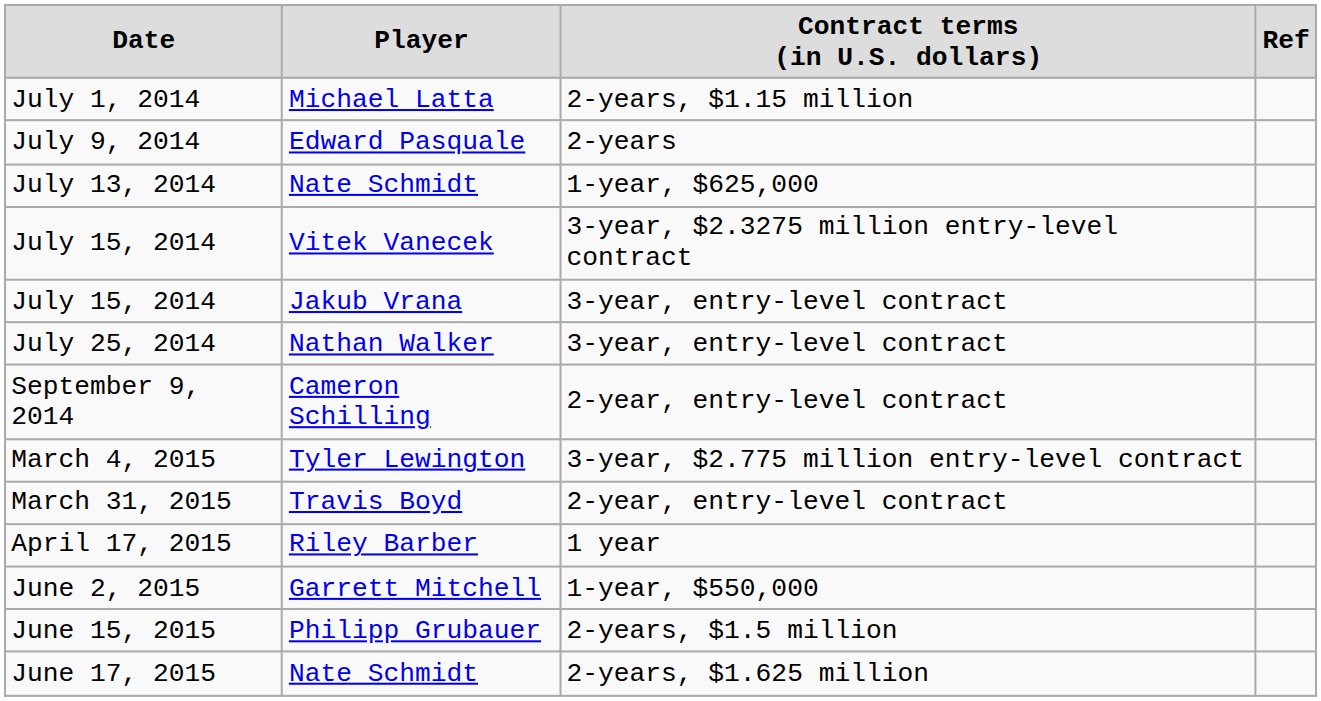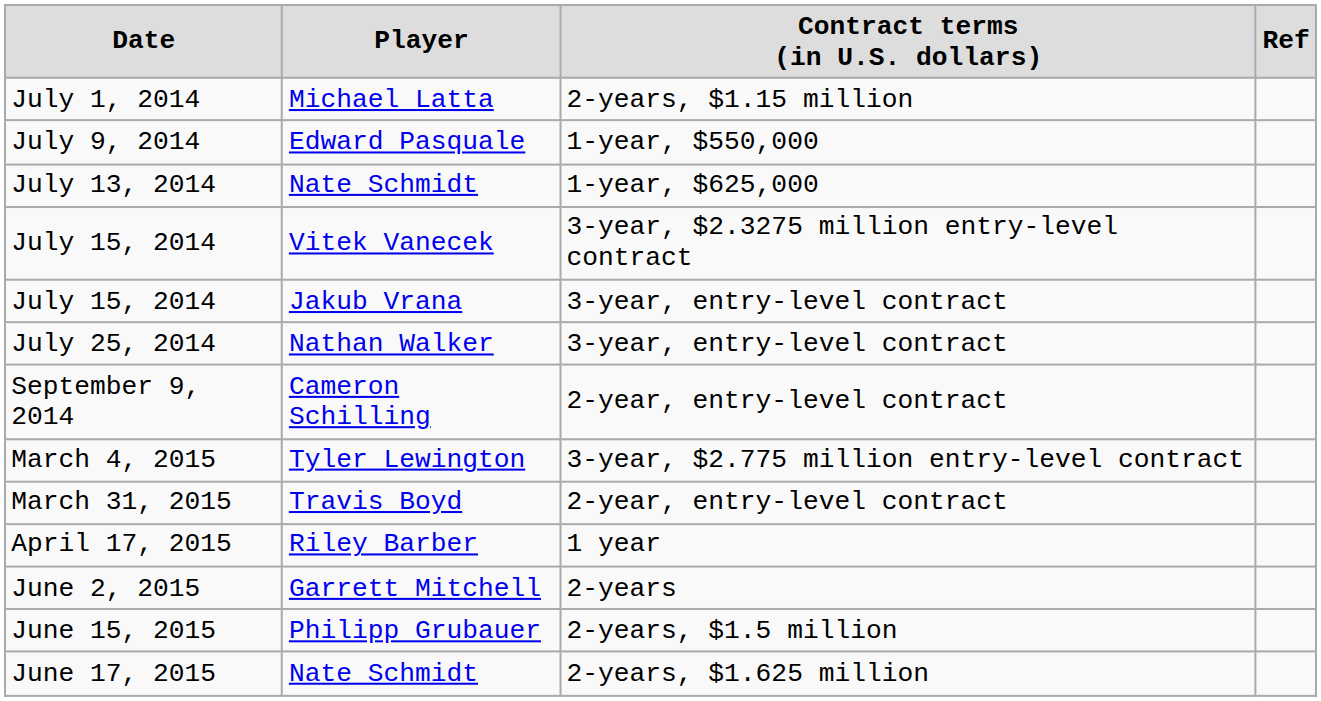(622, 142) 2-years -> (693, 142) 1-year, $550,000
(693, 588) 1-year, $550,000 -> (622, 588) 2-years
